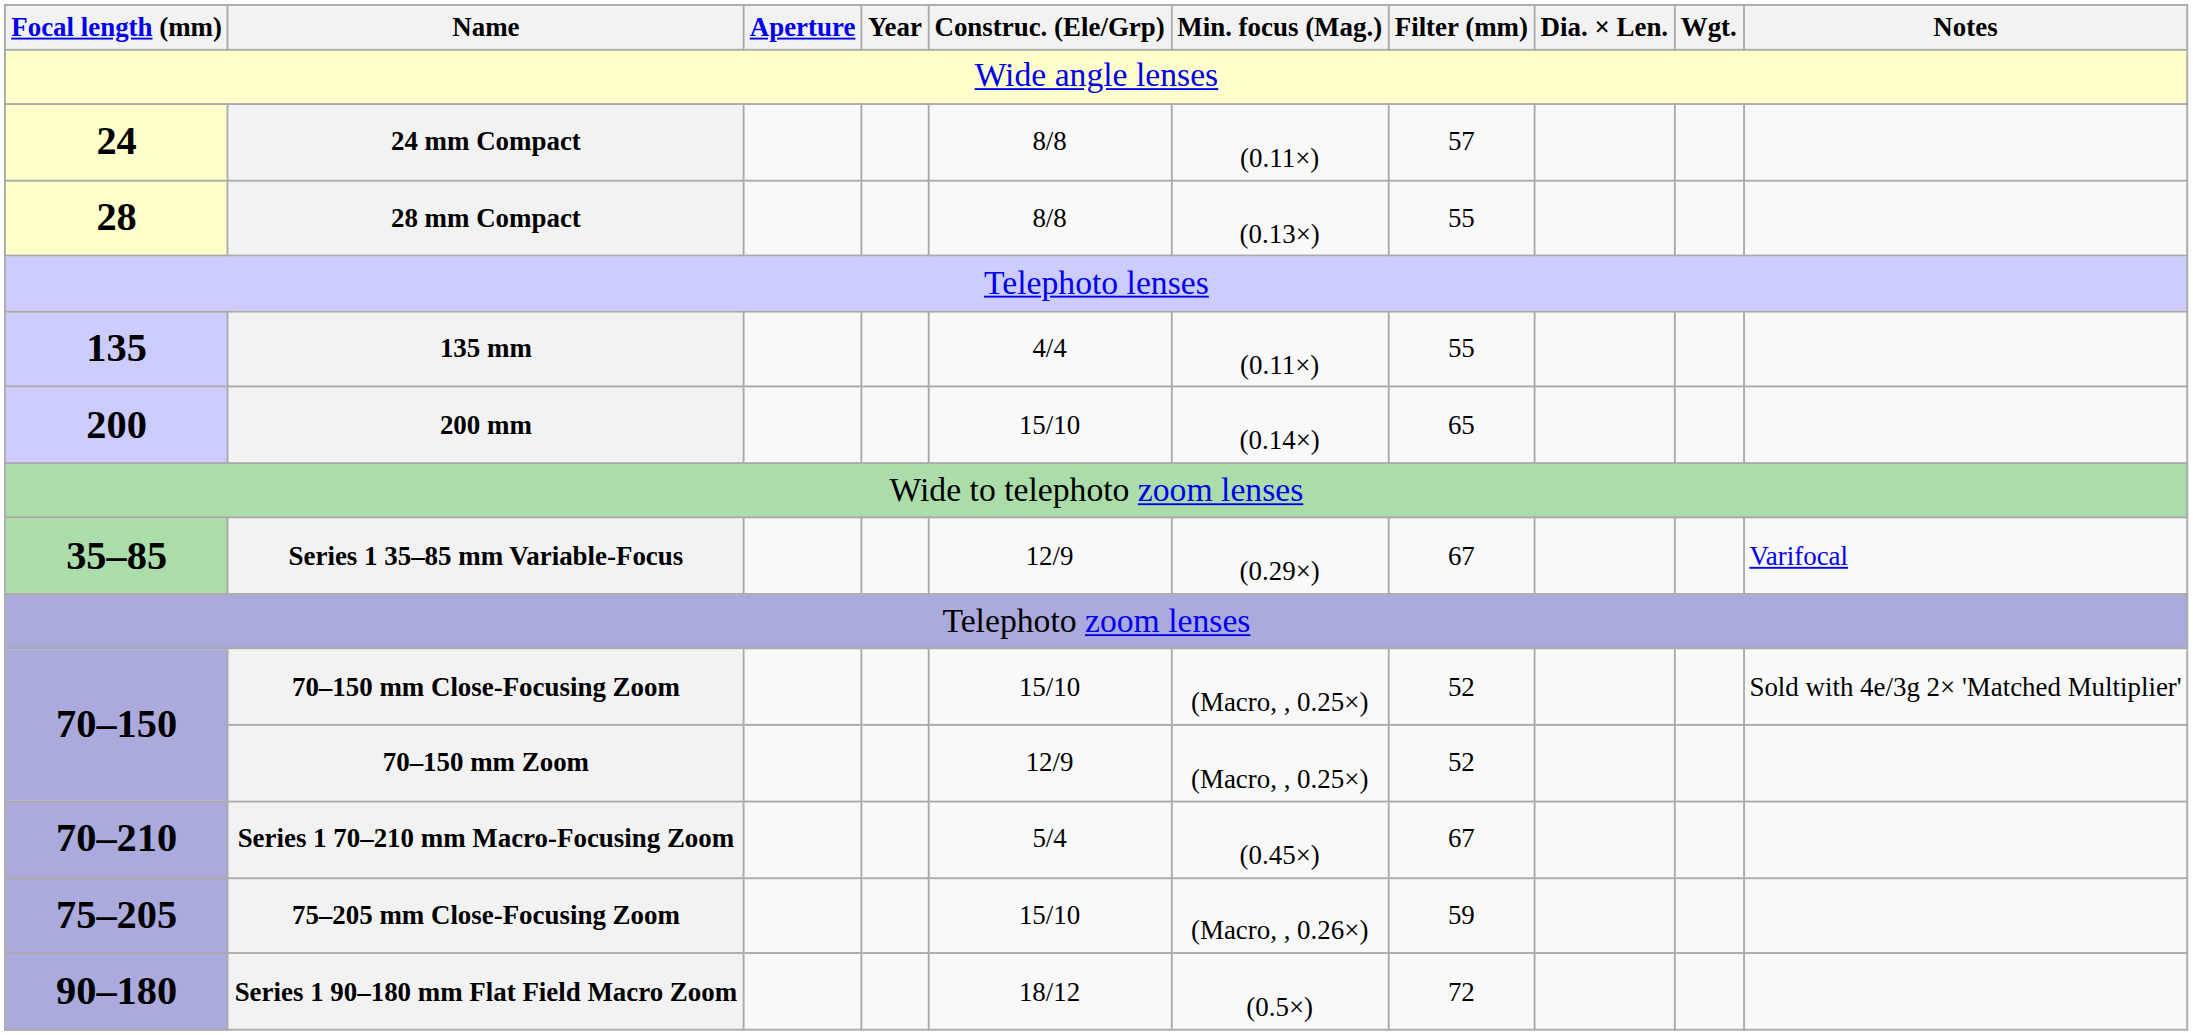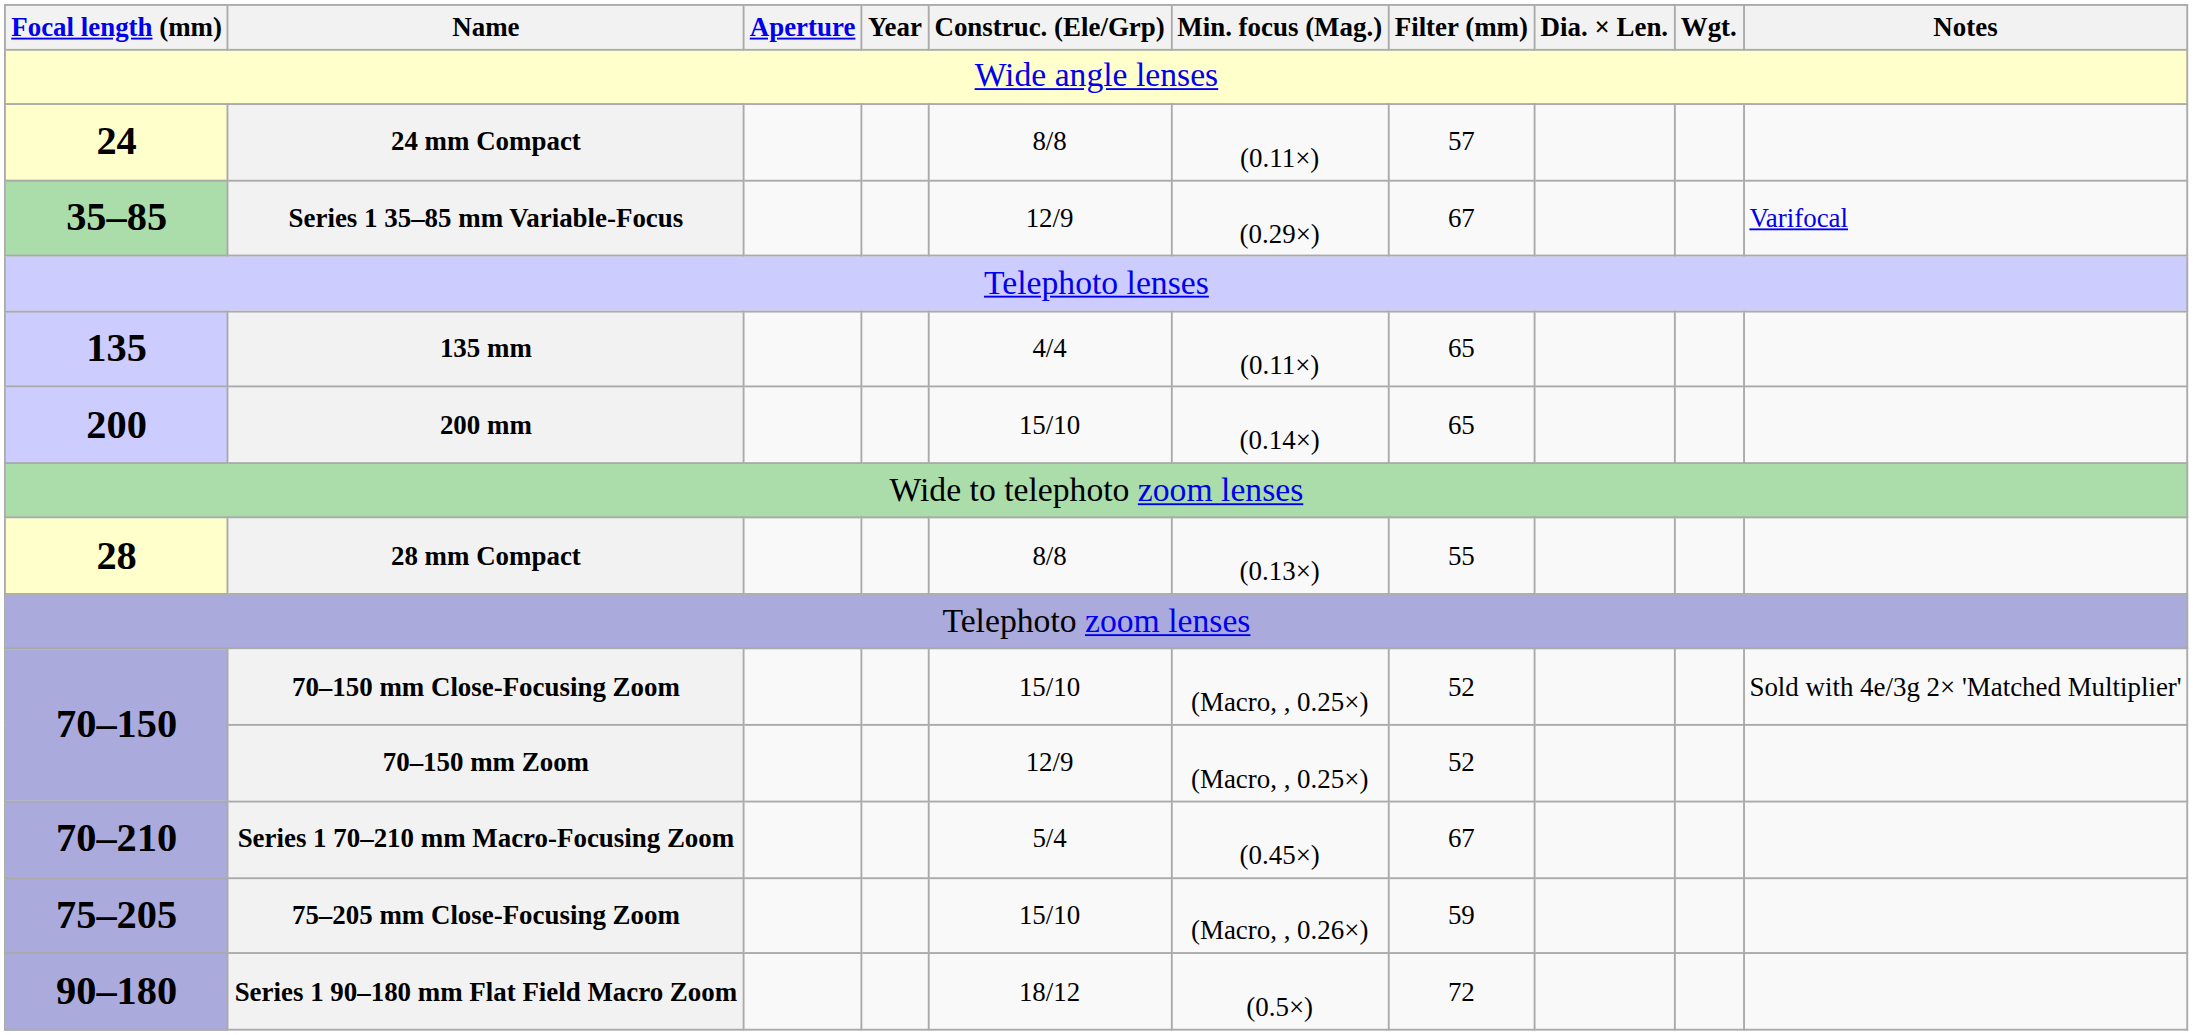rows swapped: (486, 218) <-> (486, 555)
(1461, 348) 55 -> (1461, 348) 65
